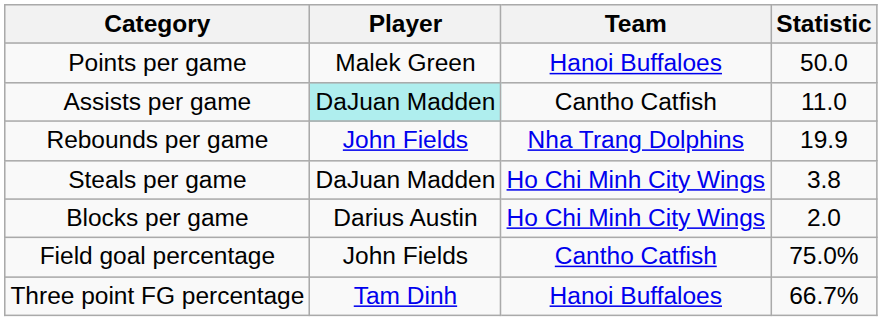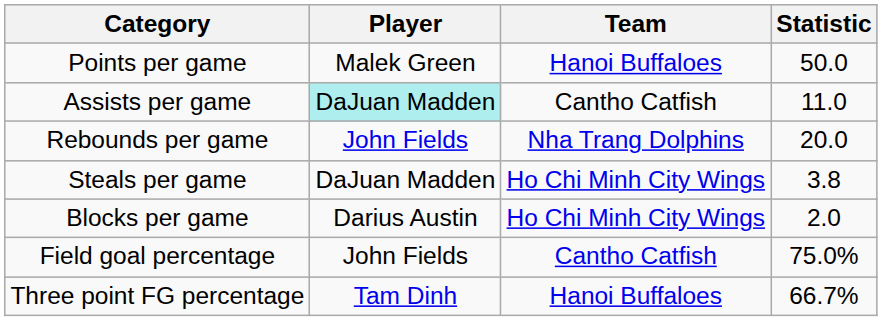(824, 140) 19.9 -> (824, 140) 20.0
